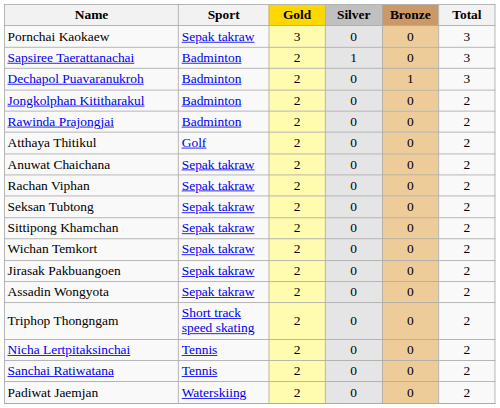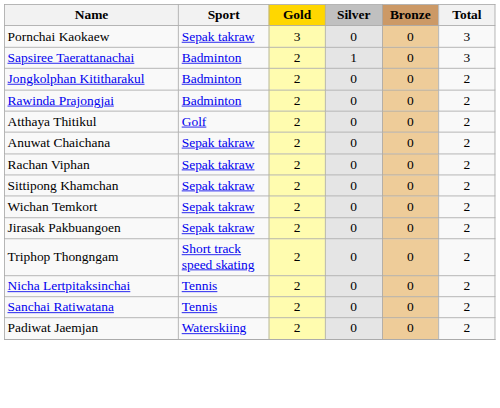- row: (76, 79)
- row: (51, 206)
- row: (58, 292)
